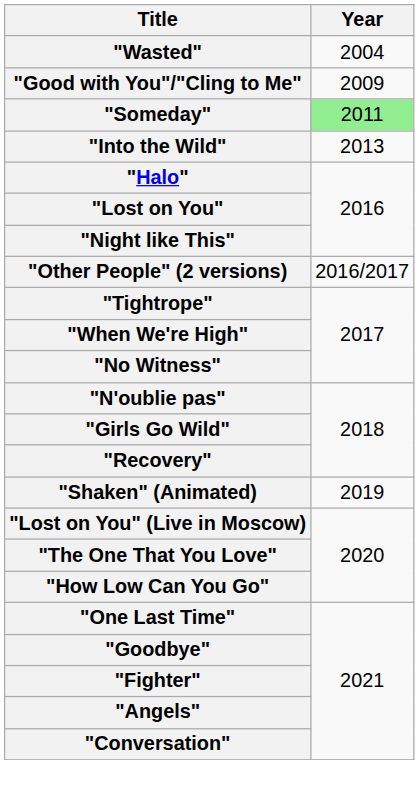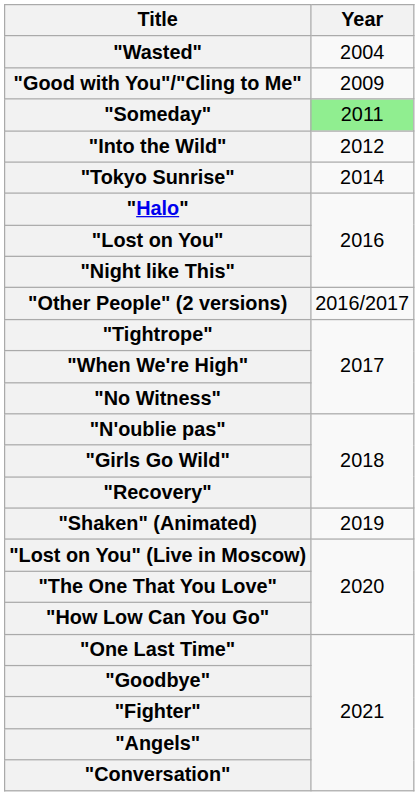(362, 146) 2013 -> (362, 146) 2012
+ row: (158, 177)
